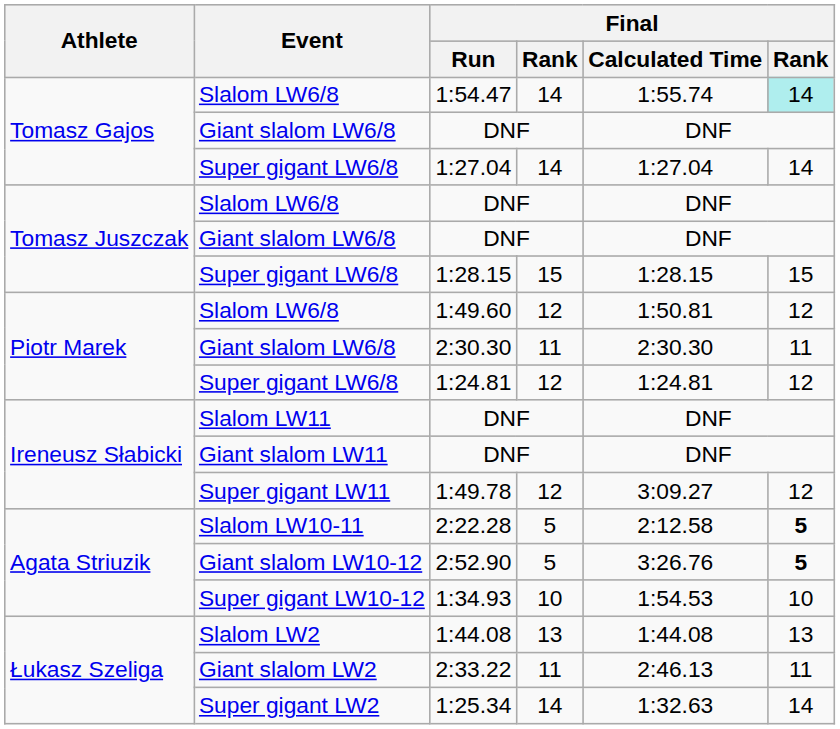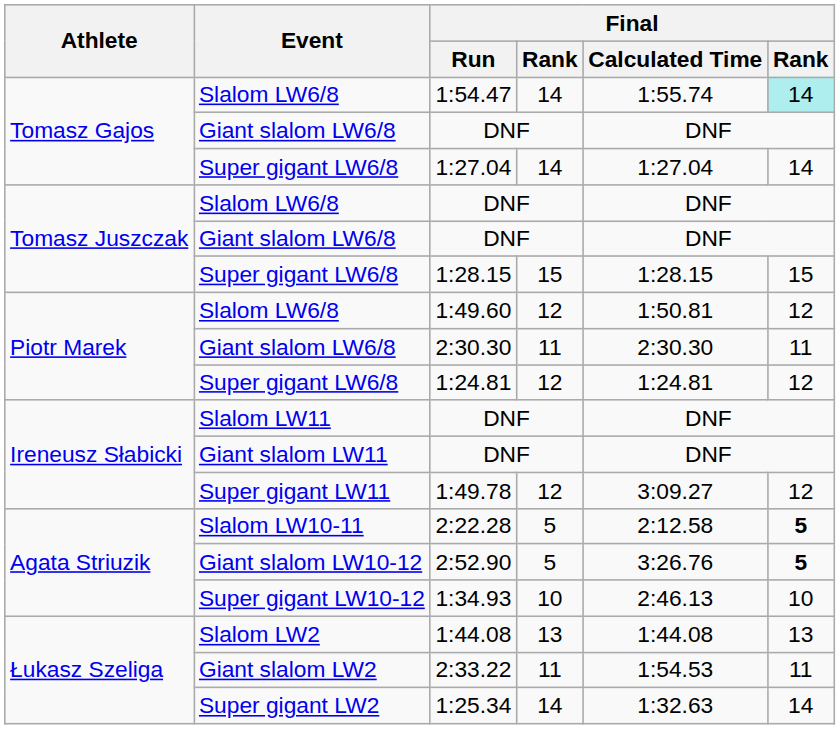(675, 598) 1:54.53 -> (675, 598) 2:46.13
(675, 670) 2:46.13 -> (675, 670) 1:54.53
